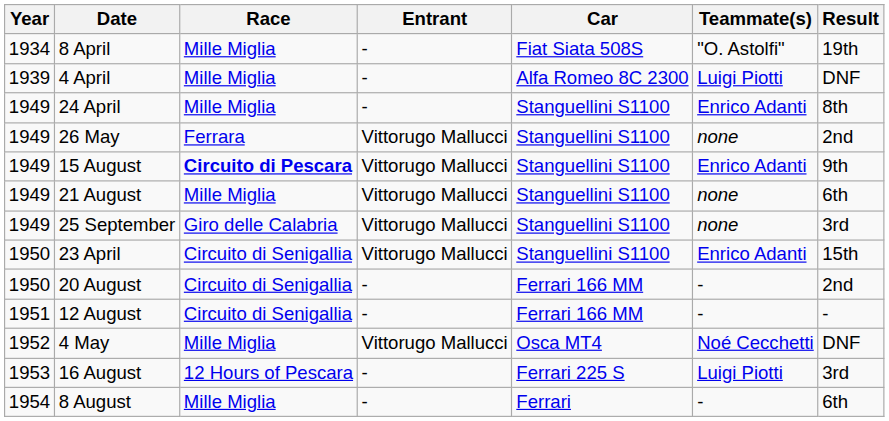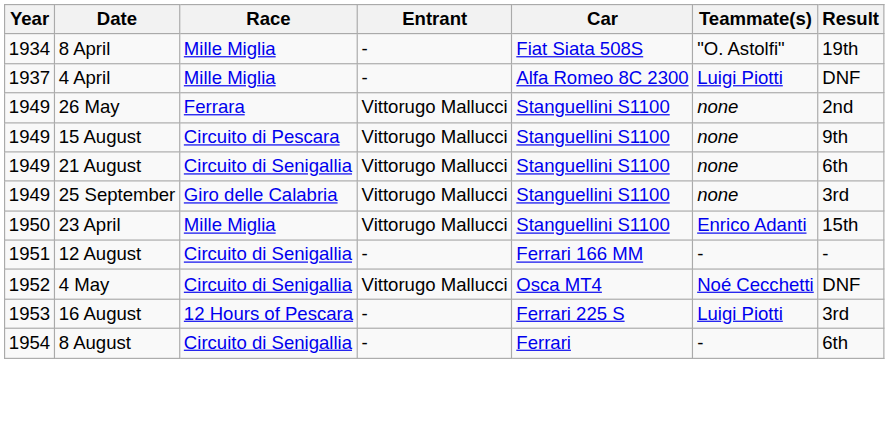(30, 78) 1939 -> (30, 78) 1937
- row: (90, 107)
(268, 166) bold -> (262, 136) normal
(752, 166) Enrico Adanti -> (718, 136) none
(230, 195) Mille Miglia -> (268, 166) Circuito di Senigallia
(268, 254) Circuito di Senigallia -> (230, 225) Mille Miglia
- row: (100, 284)
(230, 343) Mille Miglia -> (268, 284) Circuito di Senigallia
(230, 401) Mille Miglia -> (268, 343) Circuito di Senigallia
